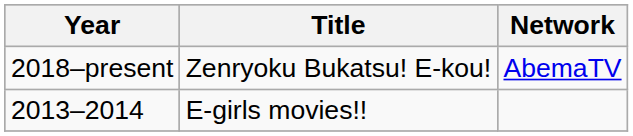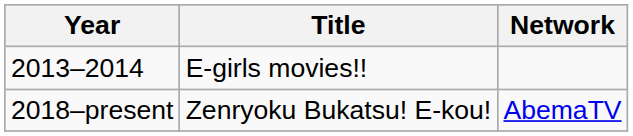rows swapped: (77, 109) <-> (92, 67)
